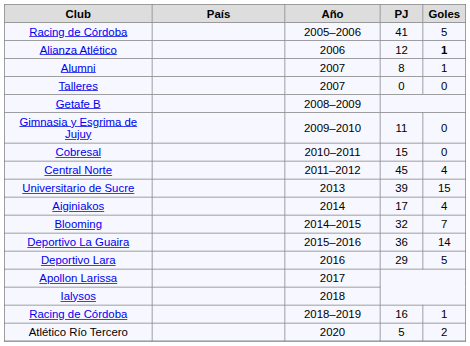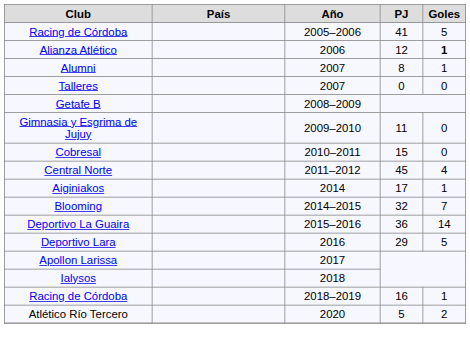- row: (78, 188)
(444, 206) 4 -> (444, 188) 1
